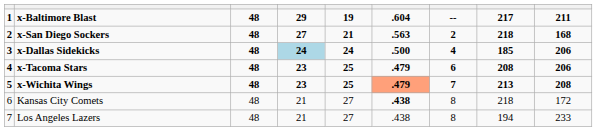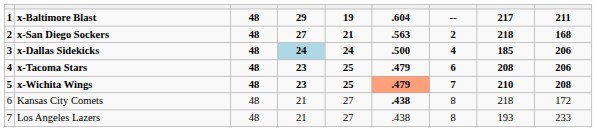(505, 84) 213 -> (505, 84) 210
(505, 118) 194 -> (505, 118) 193
